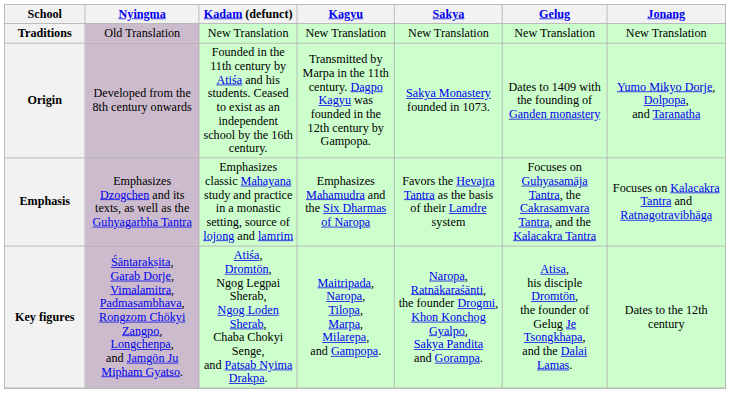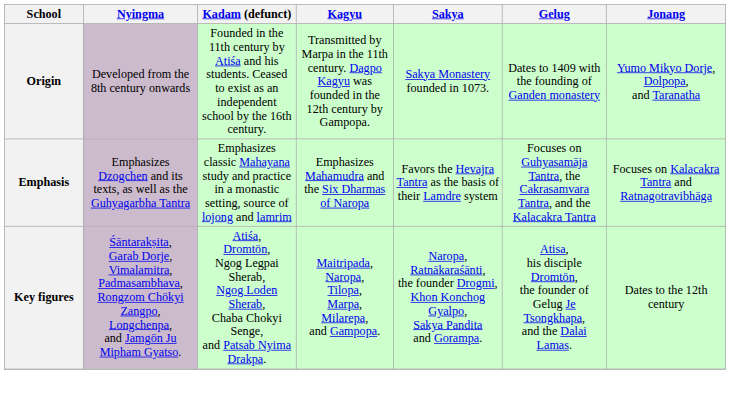- row: (45, 33)
